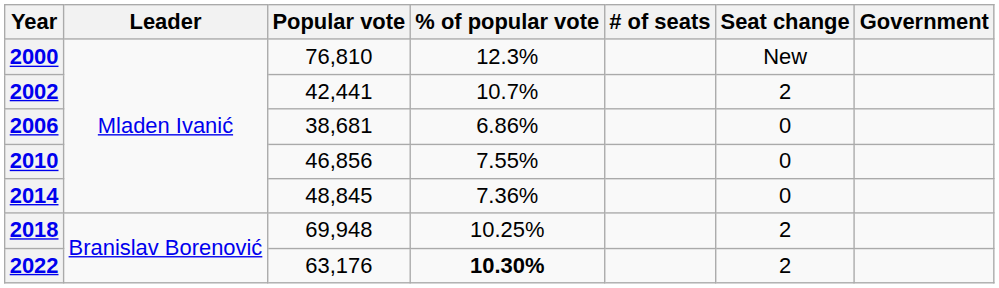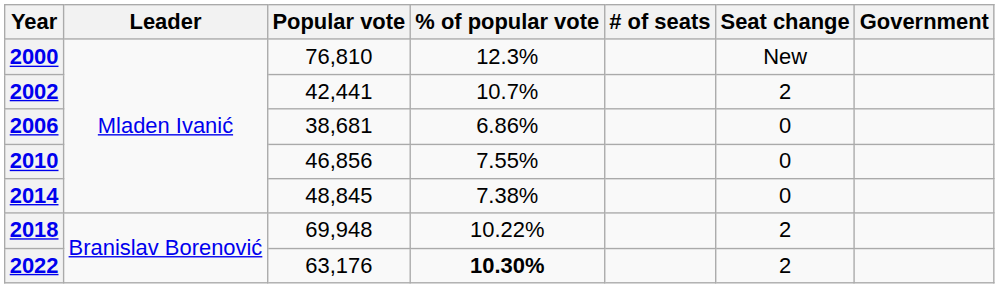(507, 195) 7.36% -> (507, 195) 7.38%
(507, 230) 10.25% -> (507, 230) 10.22%
